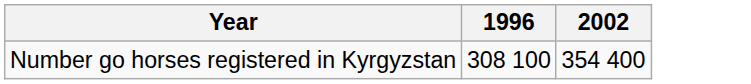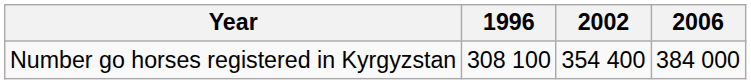+ column: (698, 22)
